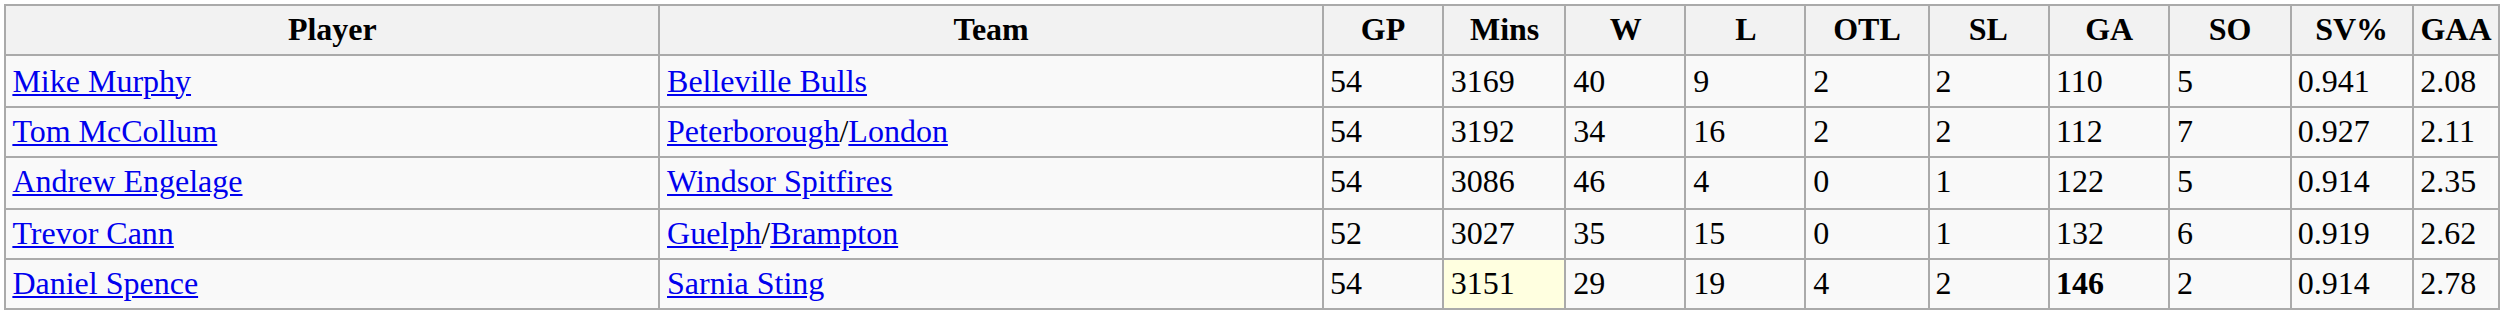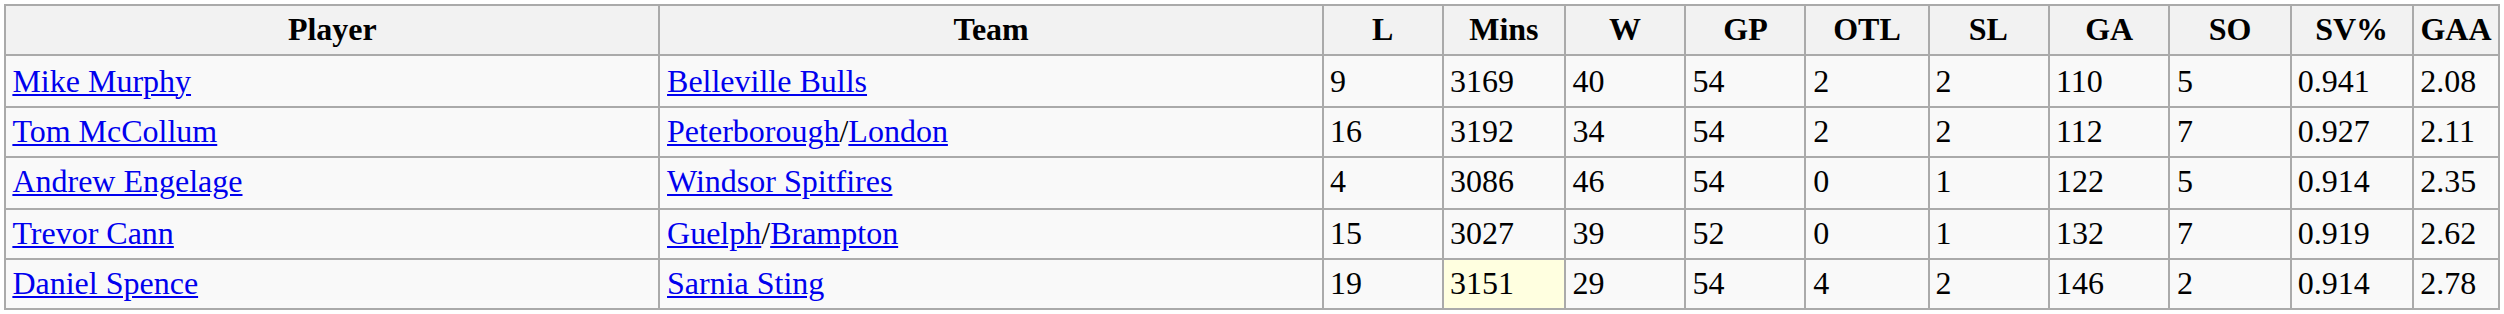columns swapped: (1383, 29) <-> (1746, 29)
(1589, 232) 35 -> (1588, 232) 39
(2185, 232) 6 -> (2185, 232) 7
(2080, 283) bold -> (2080, 283) normal
